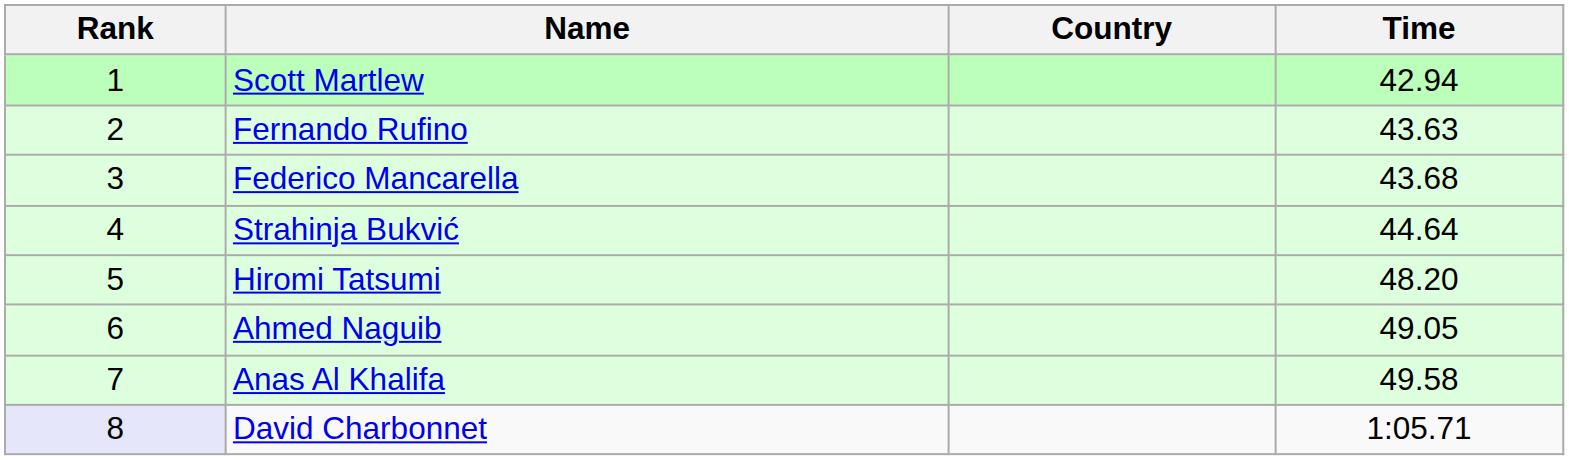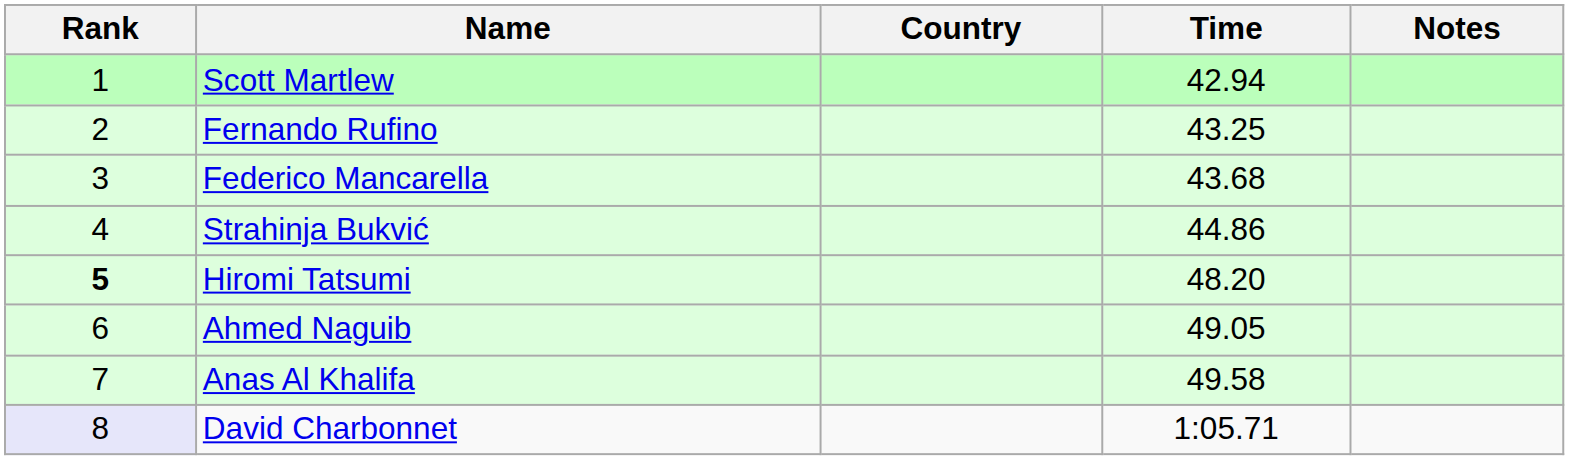+ column: (1457, 29)
(1419, 129) 43.63 -> (1226, 129) 43.25
(1419, 229) 44.64 -> (1226, 229) 44.86
(115, 279) normal -> (100, 279) bold
